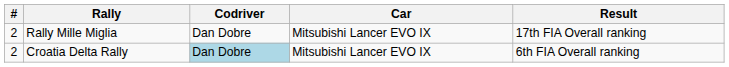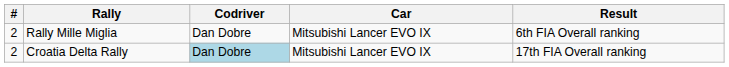(581, 33) 17th FIA Overall ranking -> (578, 33) 6th FIA Overall ranking
(578, 52) 6th FIA Overall ranking -> (581, 52) 17th FIA Overall ranking
